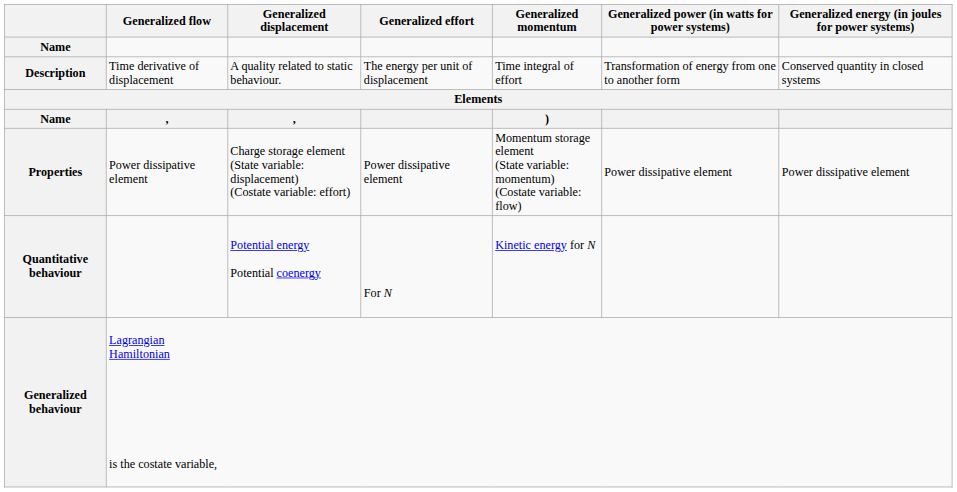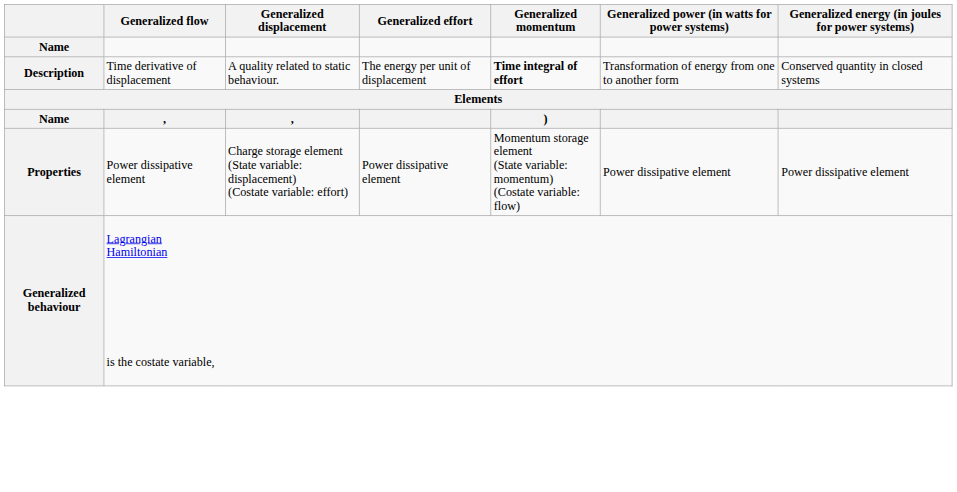(535, 73) normal -> (536, 73) bold
- row: (55, 266)
